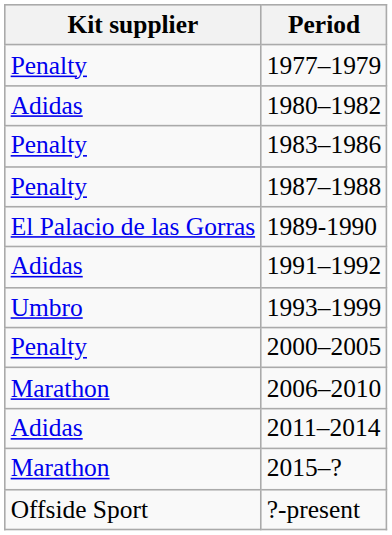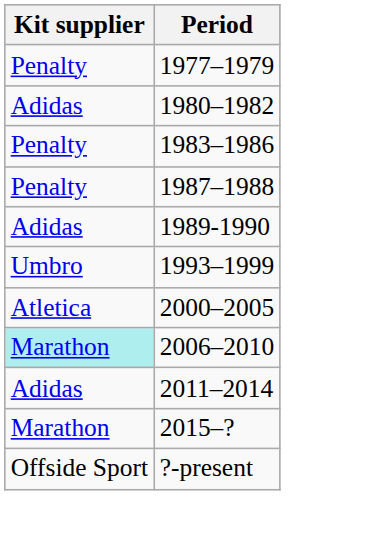(133, 226) El Palacio de las Gorras -> (47, 226) Adidas
- row: (324, 266)
(49, 347) Penalty -> (51, 307) Atletica
(60, 387) no background -> (60, 347) paleturquoise background
